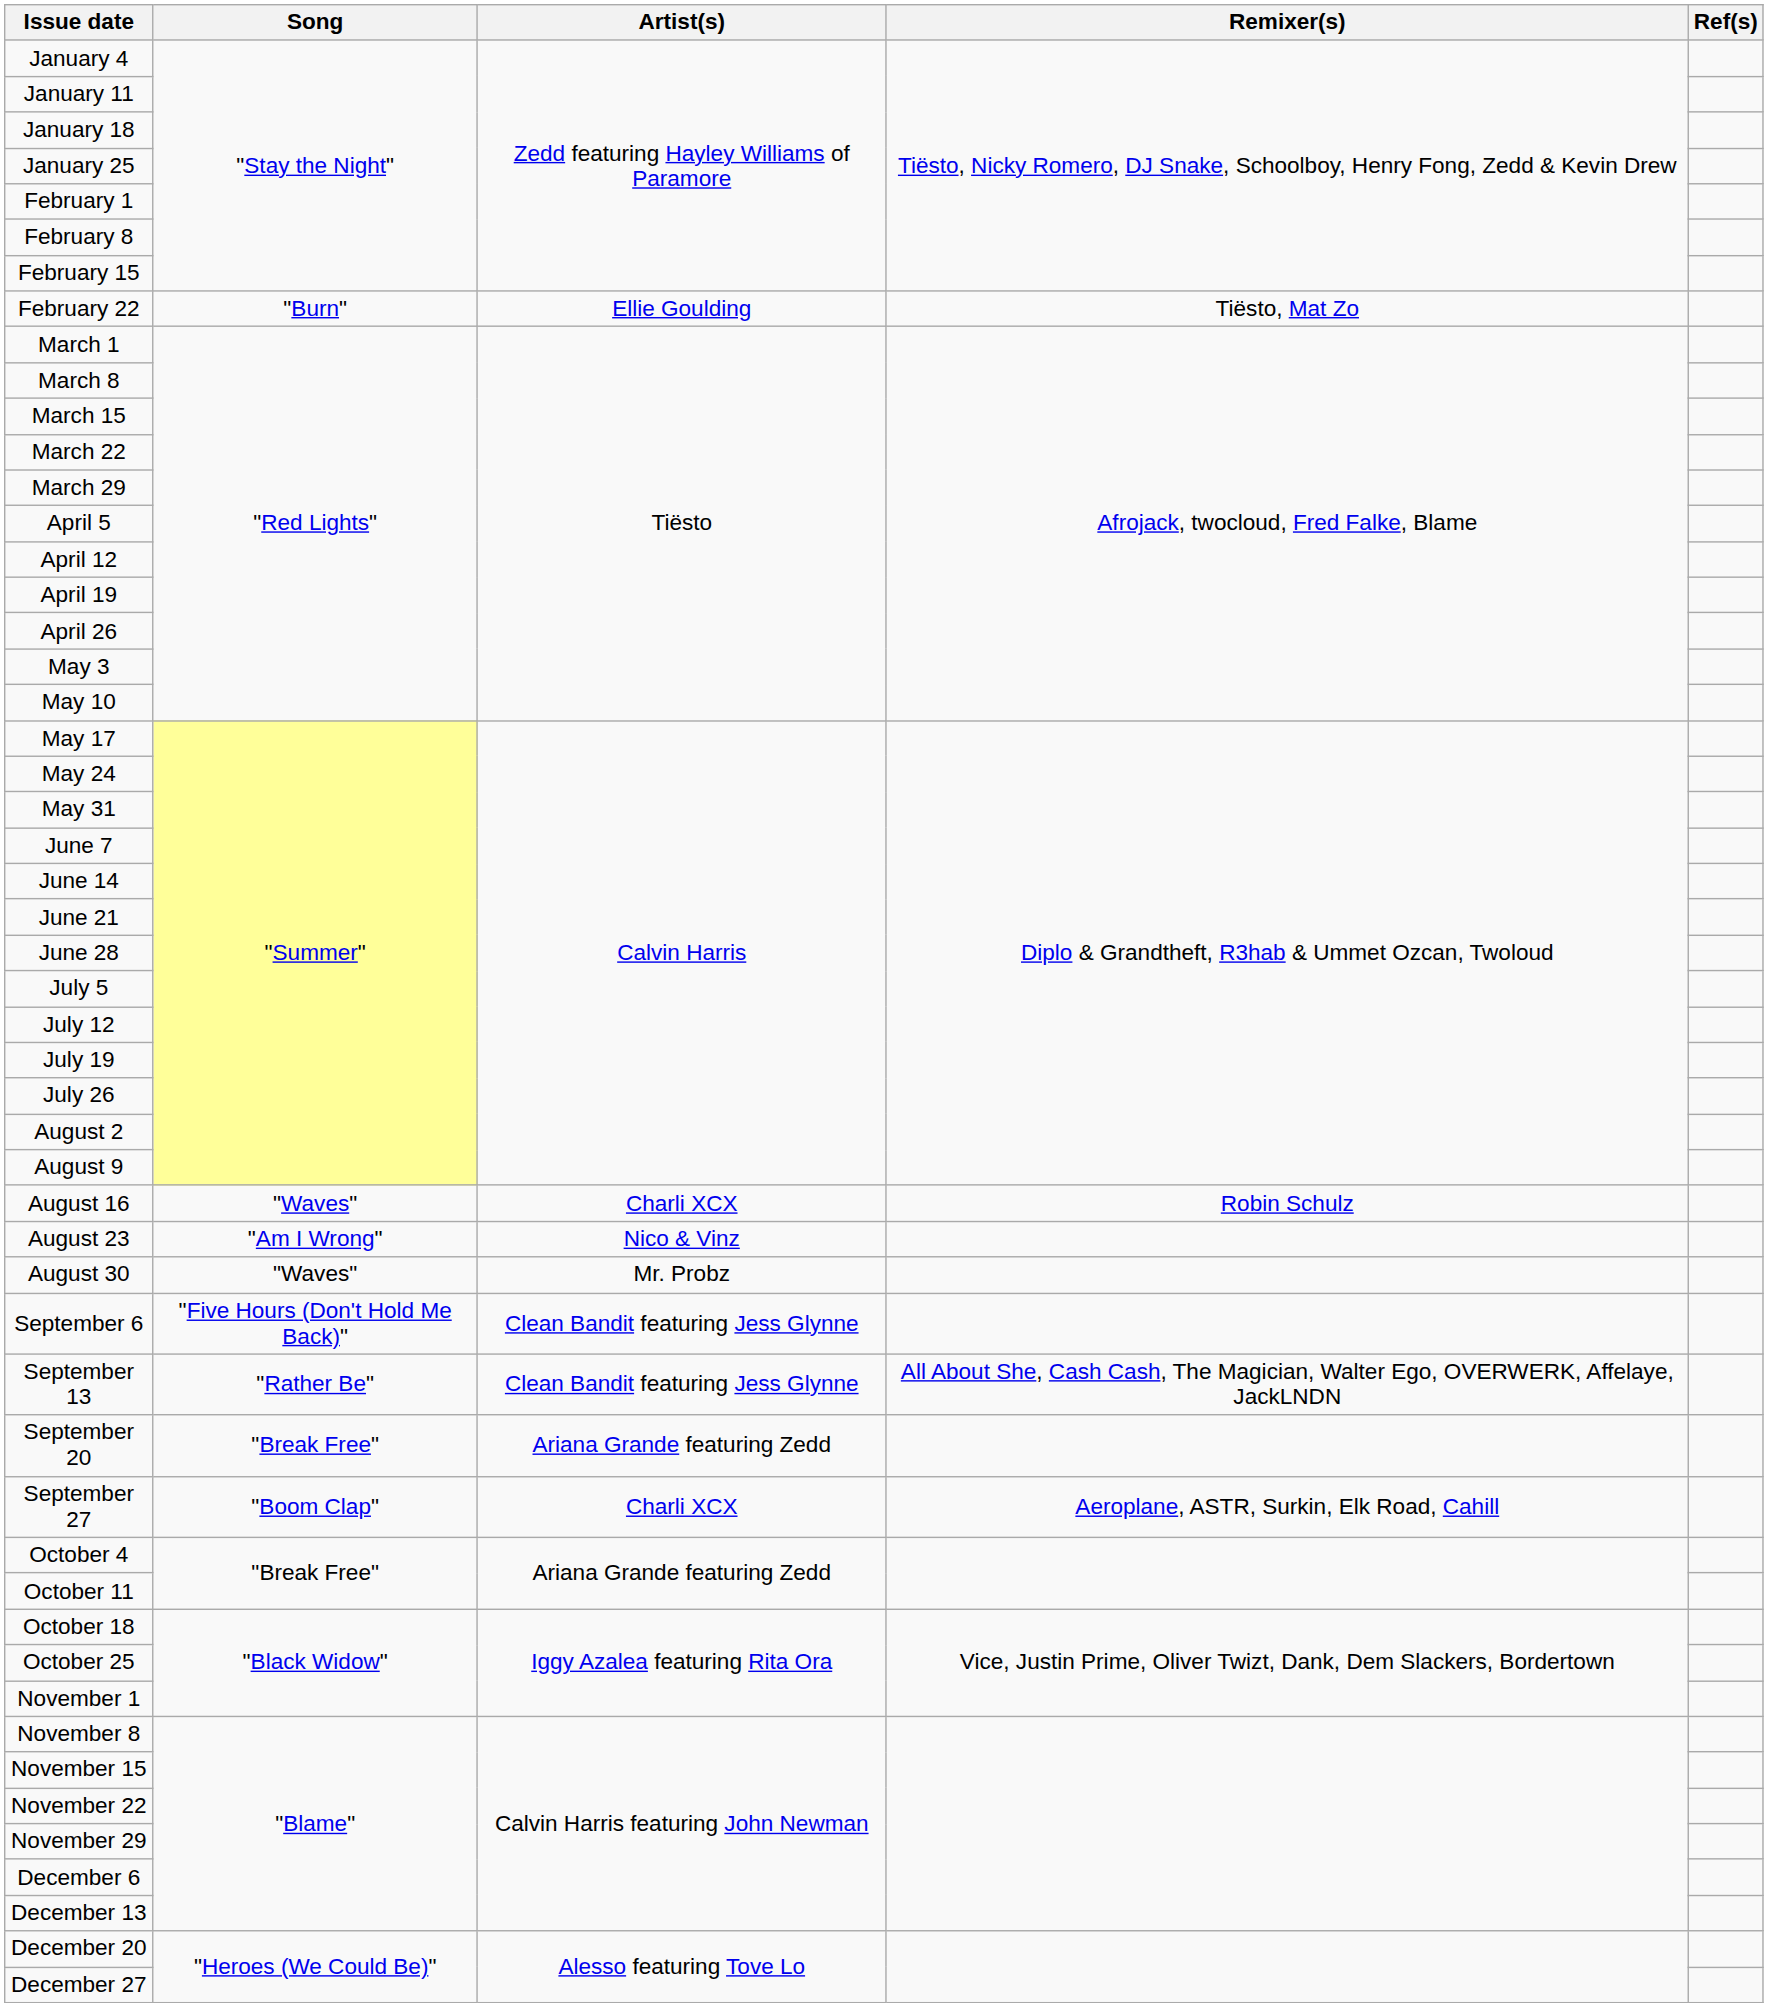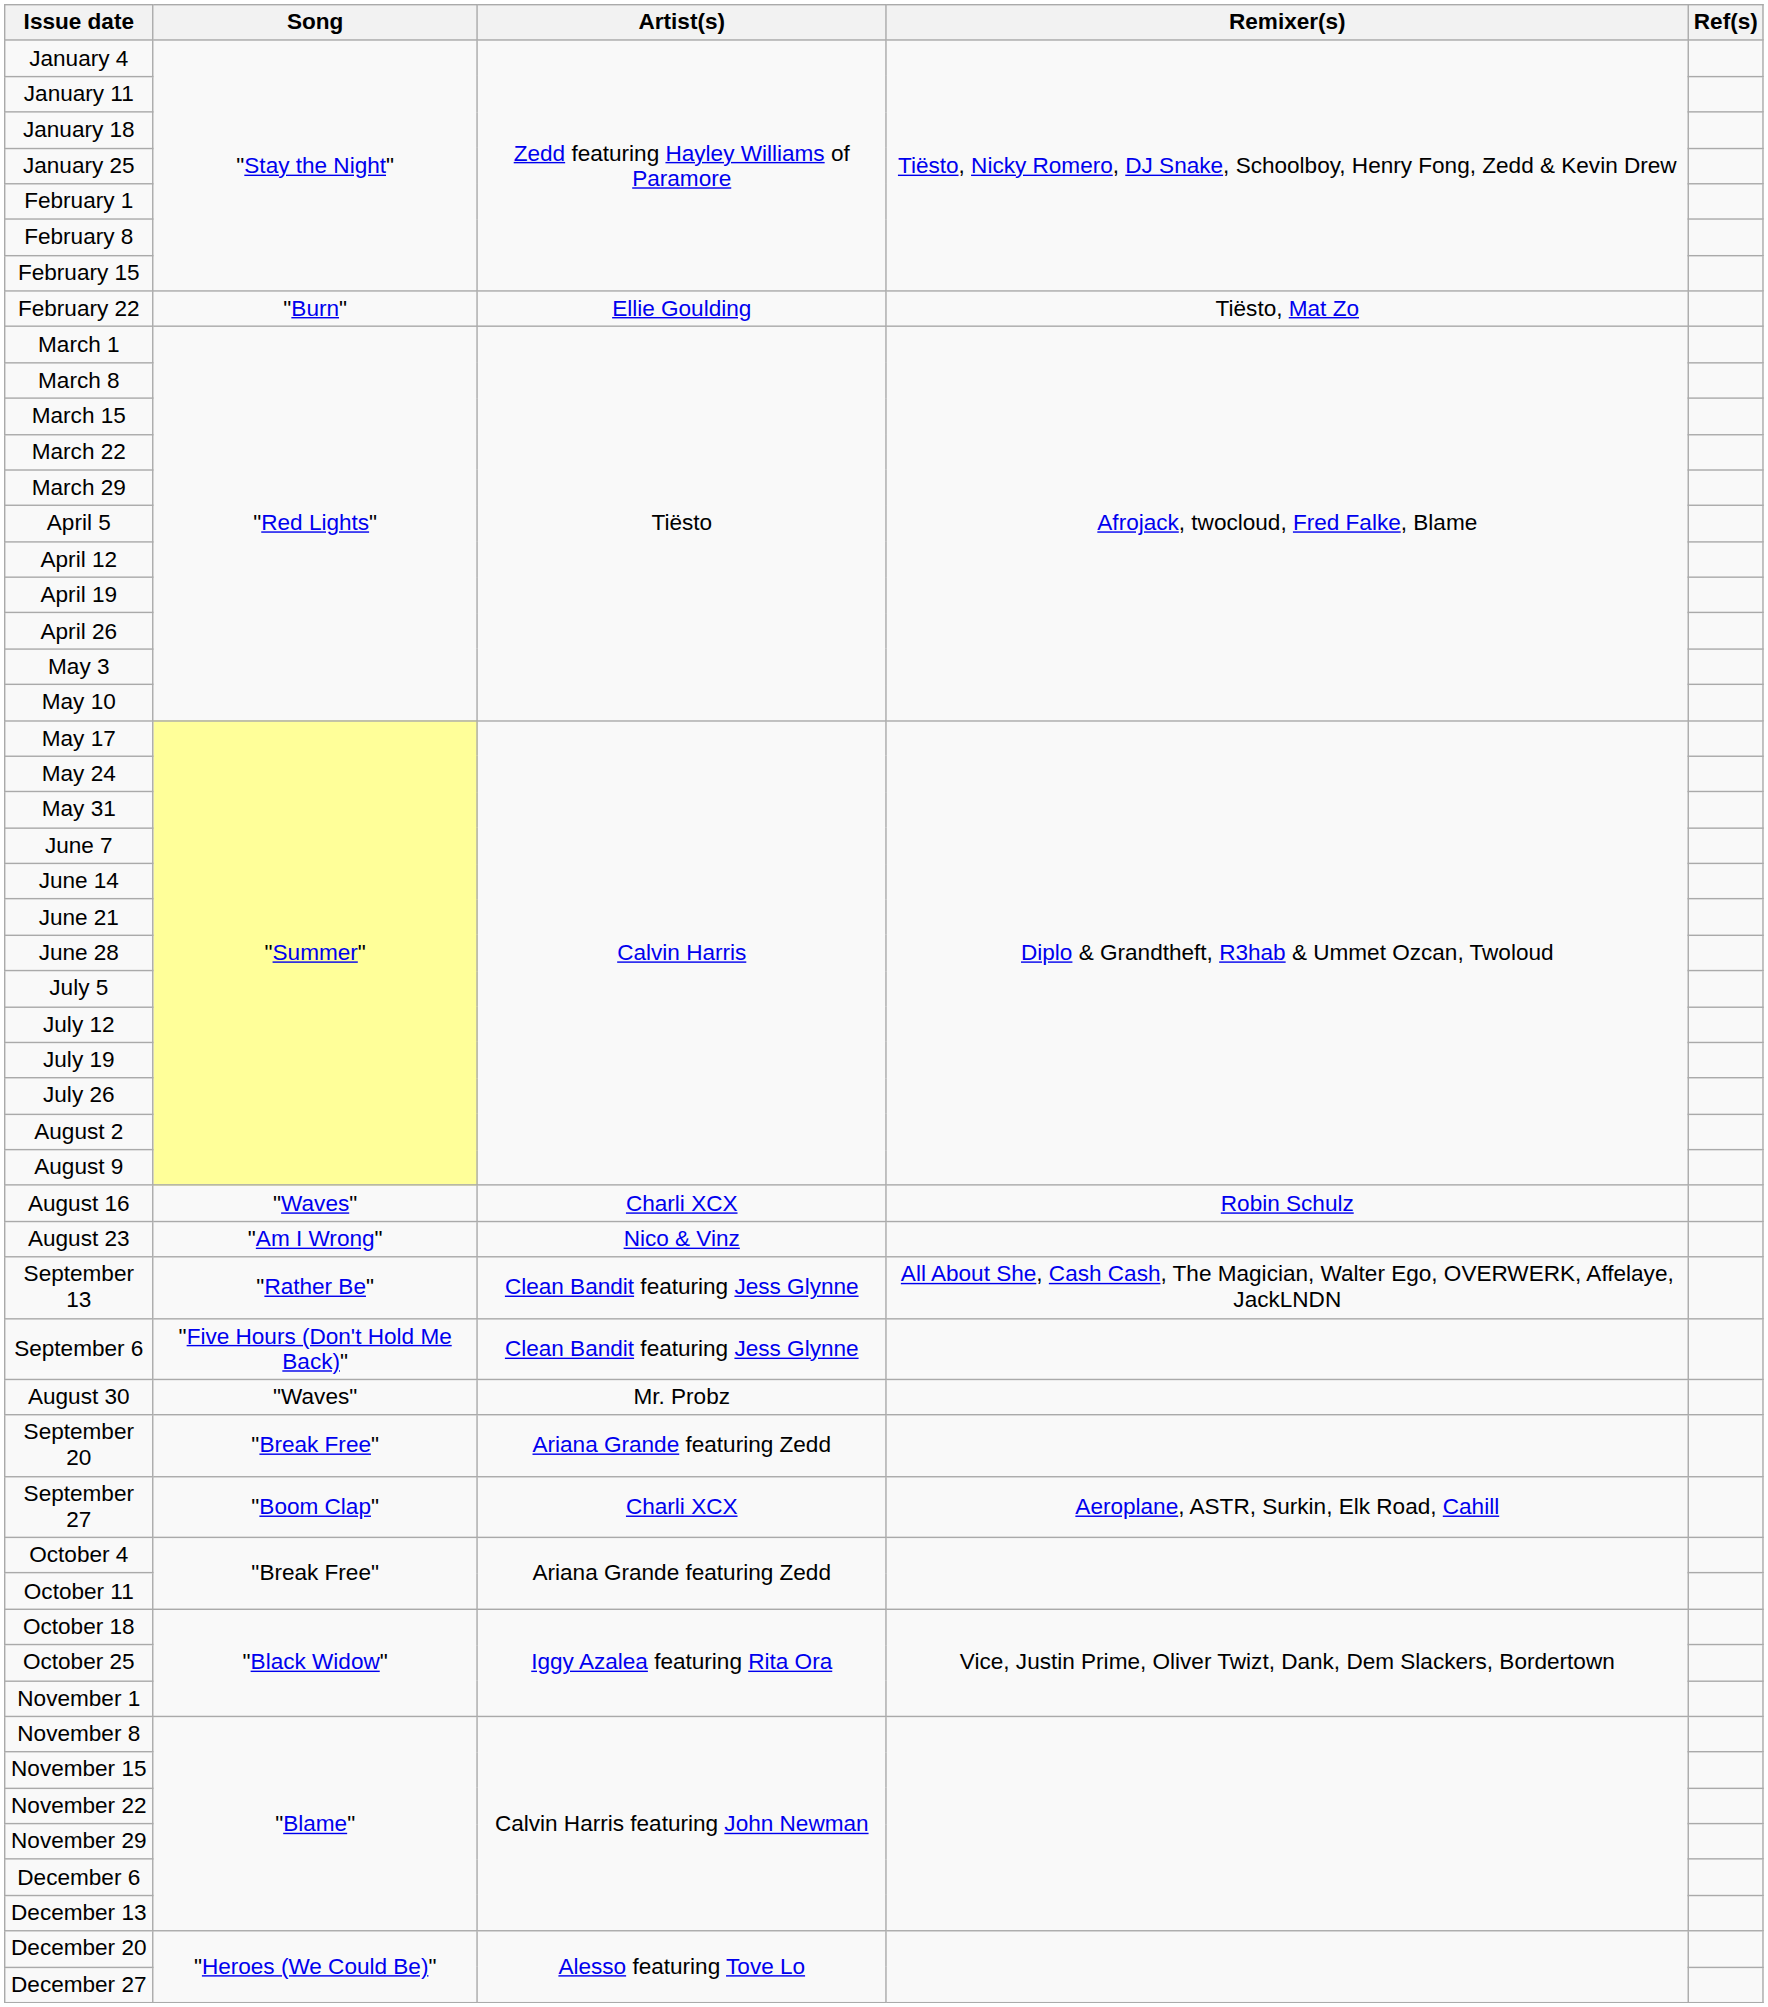rows swapped: (79, 1274) <-> (79, 1384)
